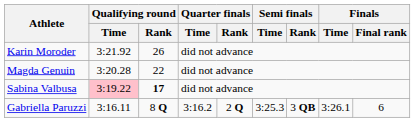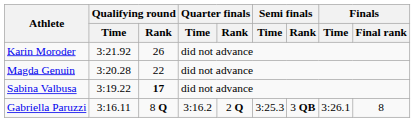(114, 89) pink background -> (114, 89) no background
(381, 108) 6 -> (381, 108) 8
